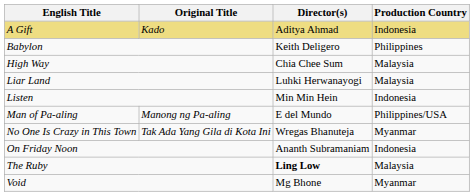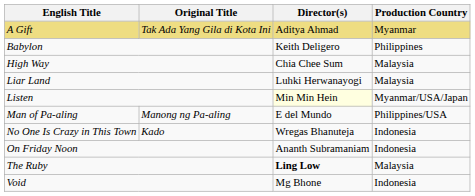(153, 30) Kado -> (206, 30) Tak Ada Yang Gila di Kota Ini
(395, 30) Indonesia -> (395, 30) Myanmar
(307, 98) no background -> (307, 98) lightyellow background
(395, 98) Indonesia -> (421, 98) Myanmar/USA/Japan
(206, 132) Tak Ada Yang Gila di Kota Ini -> (153, 132) Kado
(395, 132) Myanmar -> (395, 132) Indonesia
(395, 183) Myanmar -> (395, 183) Indonesia
